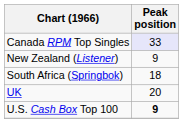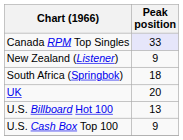+ row: (60, 110)
(155, 110) bold -> (155, 127) normal
